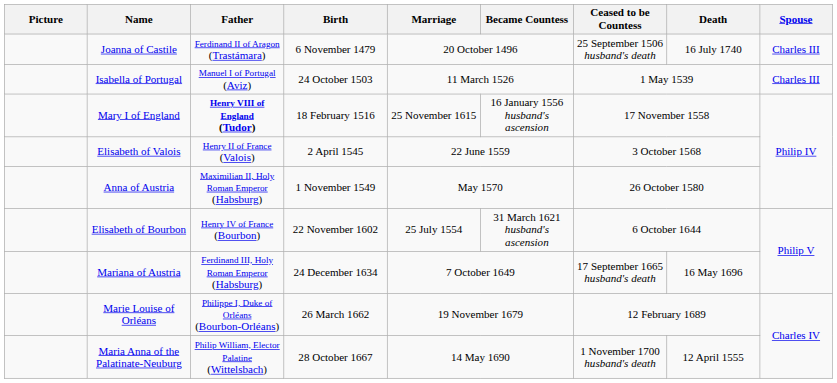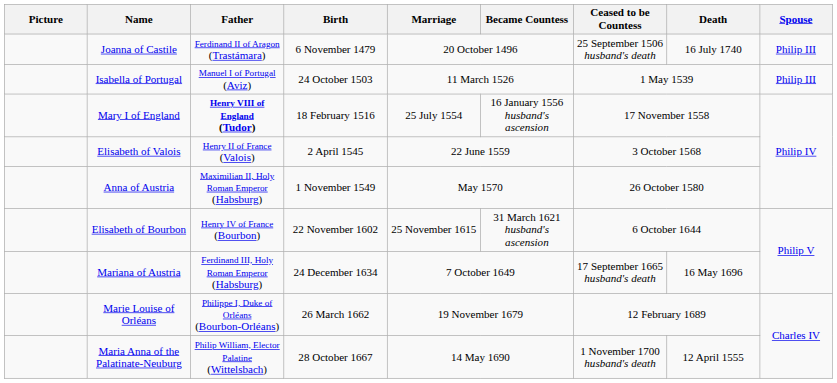(796, 49) Charles III -> (796, 49) Philip III
(796, 79) Charles III -> (796, 79) Philip III
(434, 115) 25 November 1615 -> (434, 115) 25 July 1554
(434, 230) 25 July 1554 -> (434, 230) 25 November 1615
